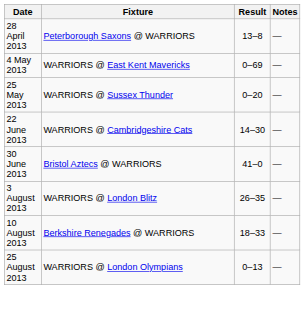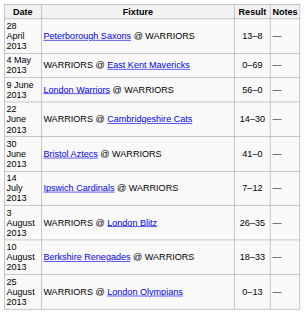- row: (17, 95)
+ row: (20, 90)
+ row: (17, 189)
